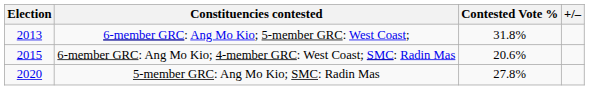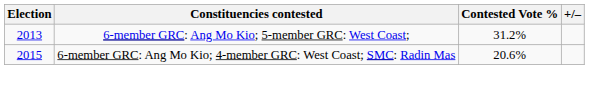(510, 34) 31.8% -> (510, 34) 31.2%
- row: (256, 74)
